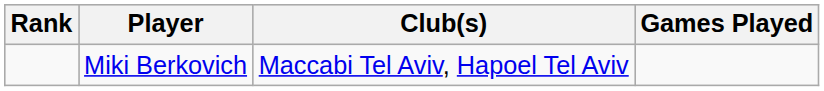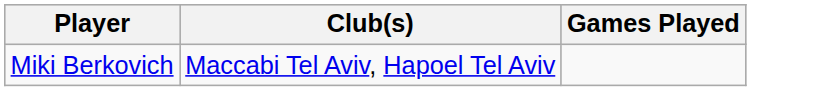- column: (42, 24)
